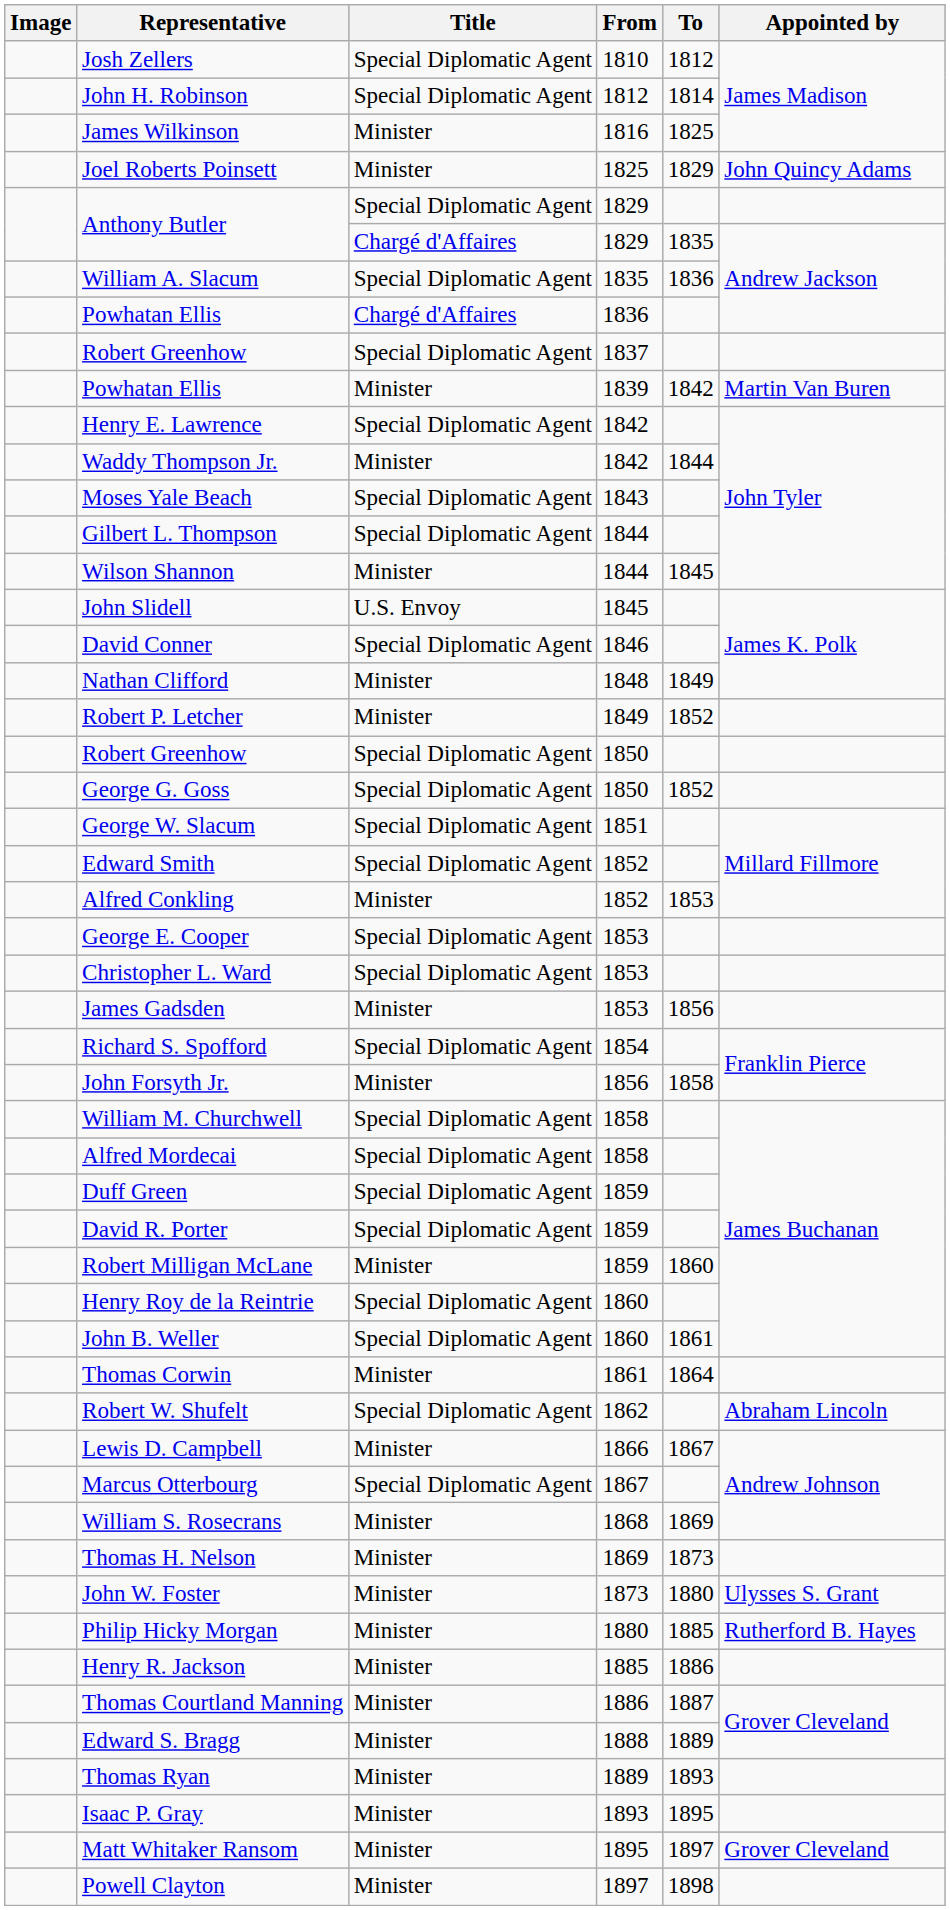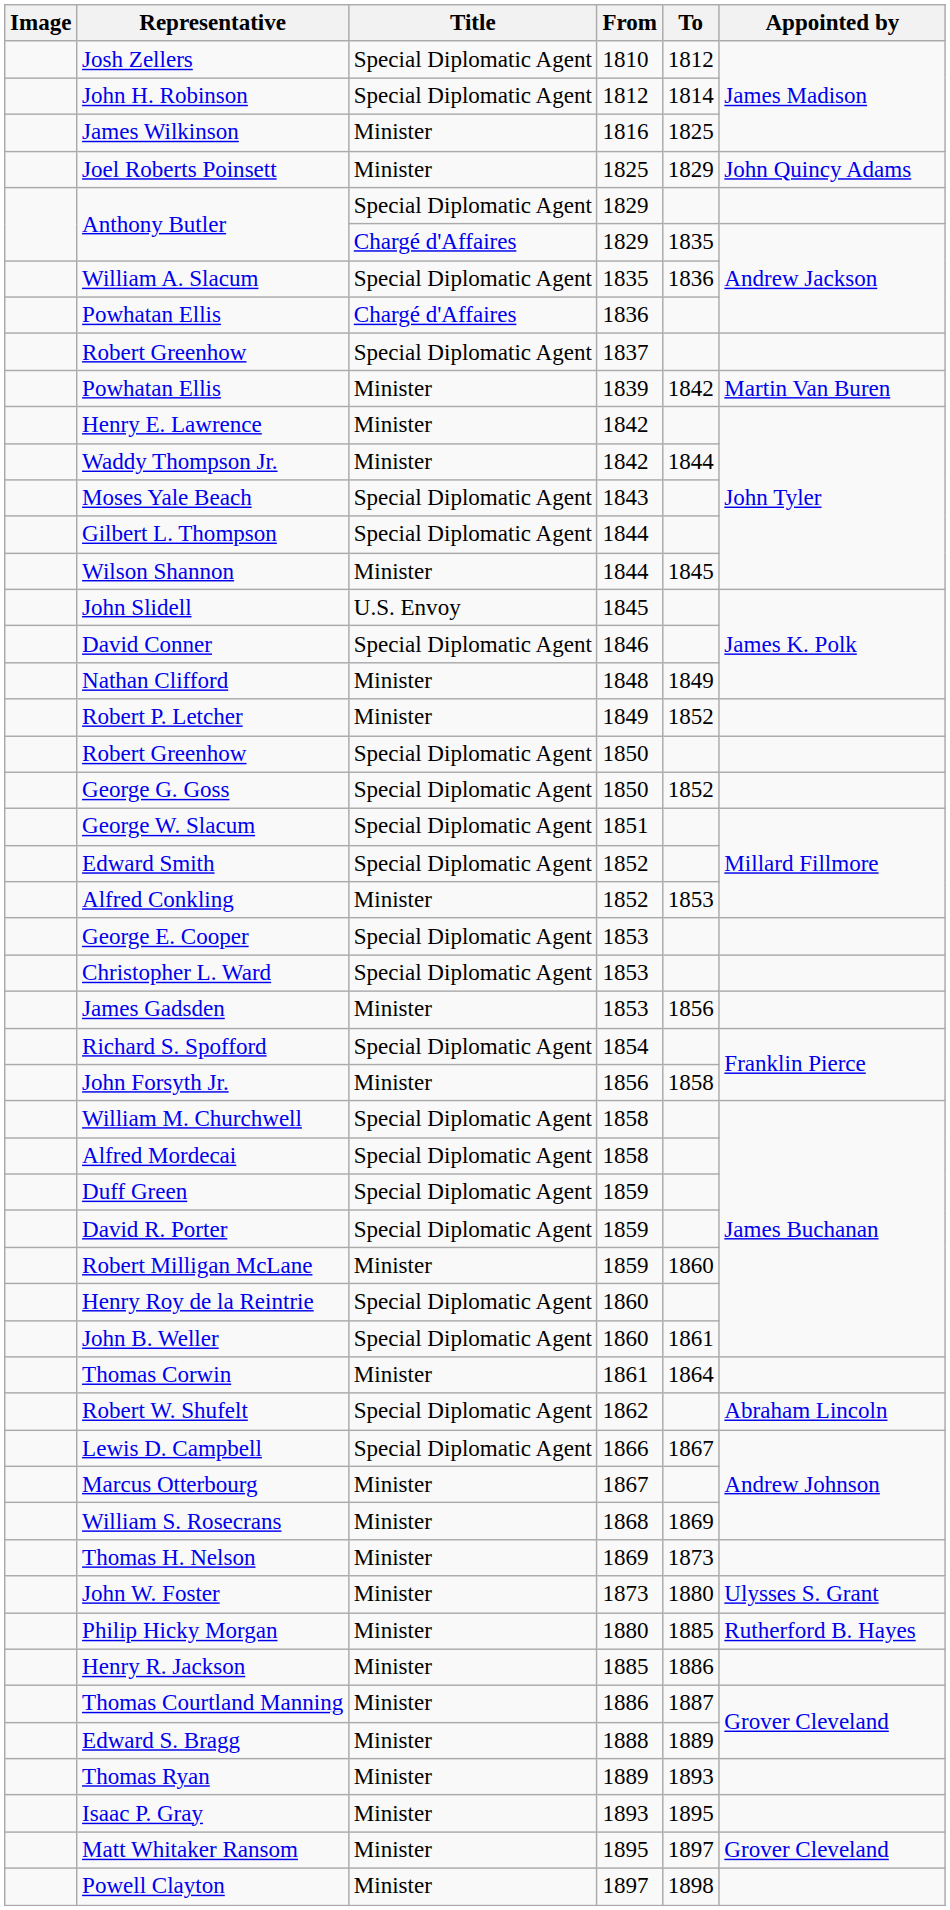(473, 424) Special Diplomatic Agent -> (393, 424) Minister
(393, 1447) Minister -> (473, 1447) Special Diplomatic Agent
(473, 1484) Special Diplomatic Agent -> (393, 1484) Minister
